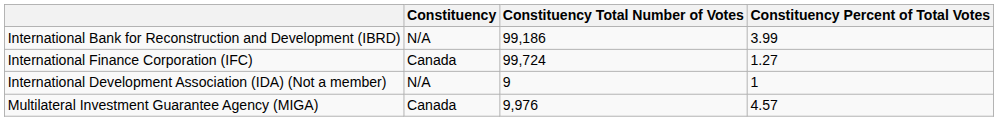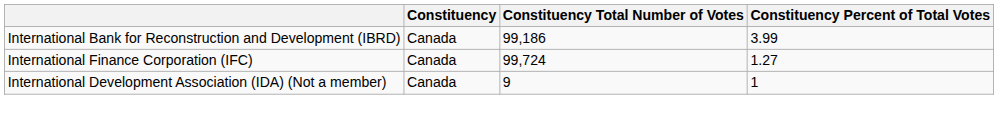(419, 37) N/A -> (432, 37) Canada
(419, 82) N/A -> (432, 82) Canada
- row: (163, 104)
